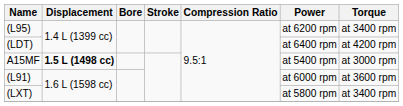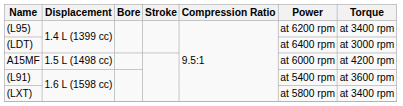(369, 45) at 4200 rpm -> (367, 45) at 3000 rpm
(79, 61) bold -> (78, 61) normal
(310, 61) at 5400 rpm -> (308, 61) at 6000 rpm
(369, 61) at 3000 rpm -> (367, 61) at 4200 rpm
(310, 77) at 6000 rpm -> (308, 77) at 5400 rpm
